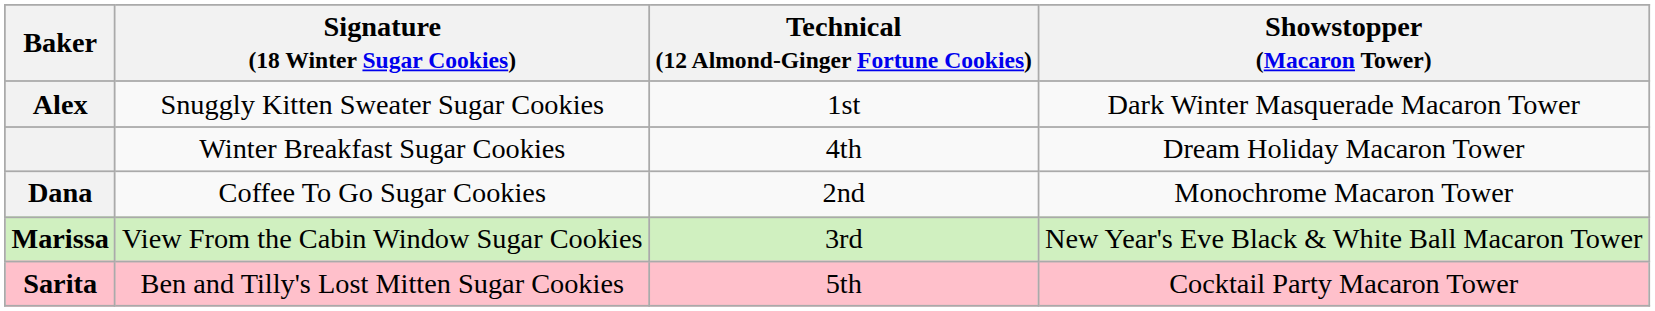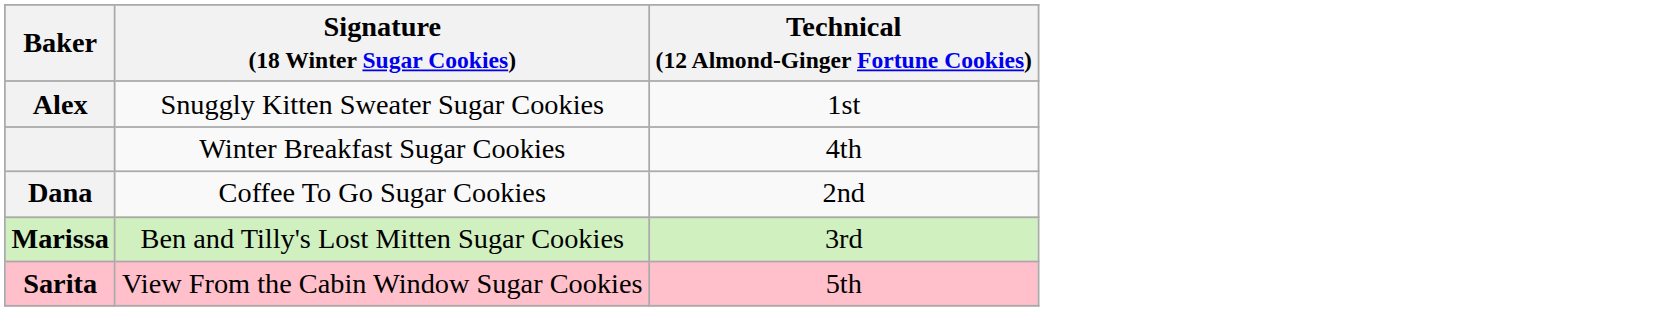- column: (1344, 42)
(382, 238) View From the Cabin Window Sugar Cookies -> (382, 238) Ben and Tilly's Lost Mitten Sugar Cookies
(382, 283) Ben and Tilly's Lost Mitten Sugar Cookies -> (382, 283) View From the Cabin Window Sugar Cookies
